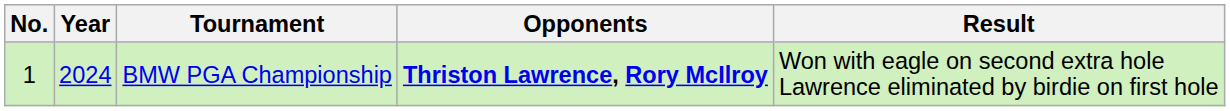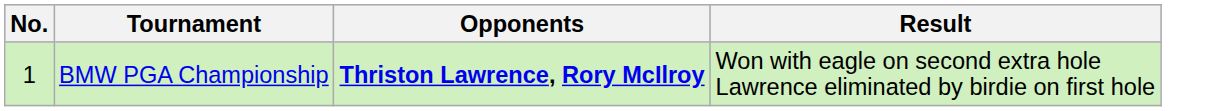- column: (85, 24)
